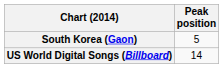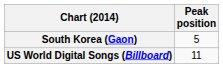(196, 55) 14 -> (196, 55) 11
